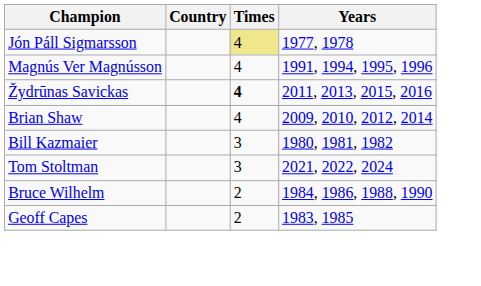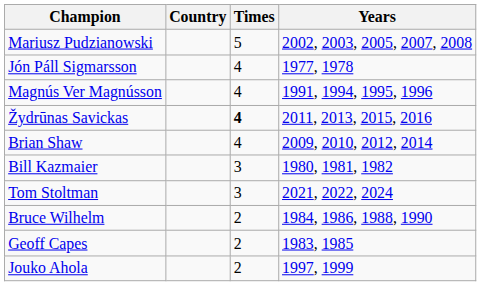+ row: (81, 42)
(238, 42) khaki background -> (238, 67) no background
+ row: (48, 268)
